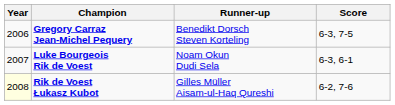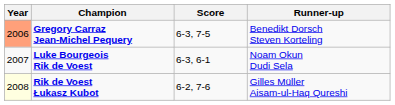columns swapped: (245, 13) <-> (353, 13)
(18, 34) no background -> (18, 34) lightsalmon background
